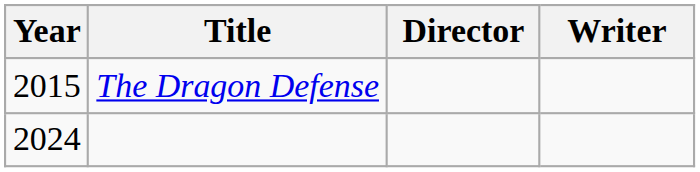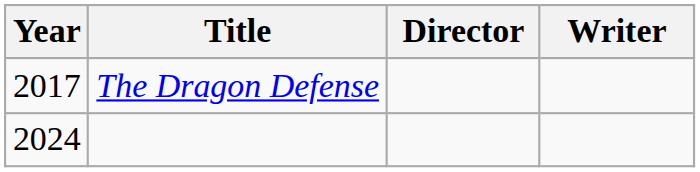(47, 85) 2015 -> (47, 85) 2017
